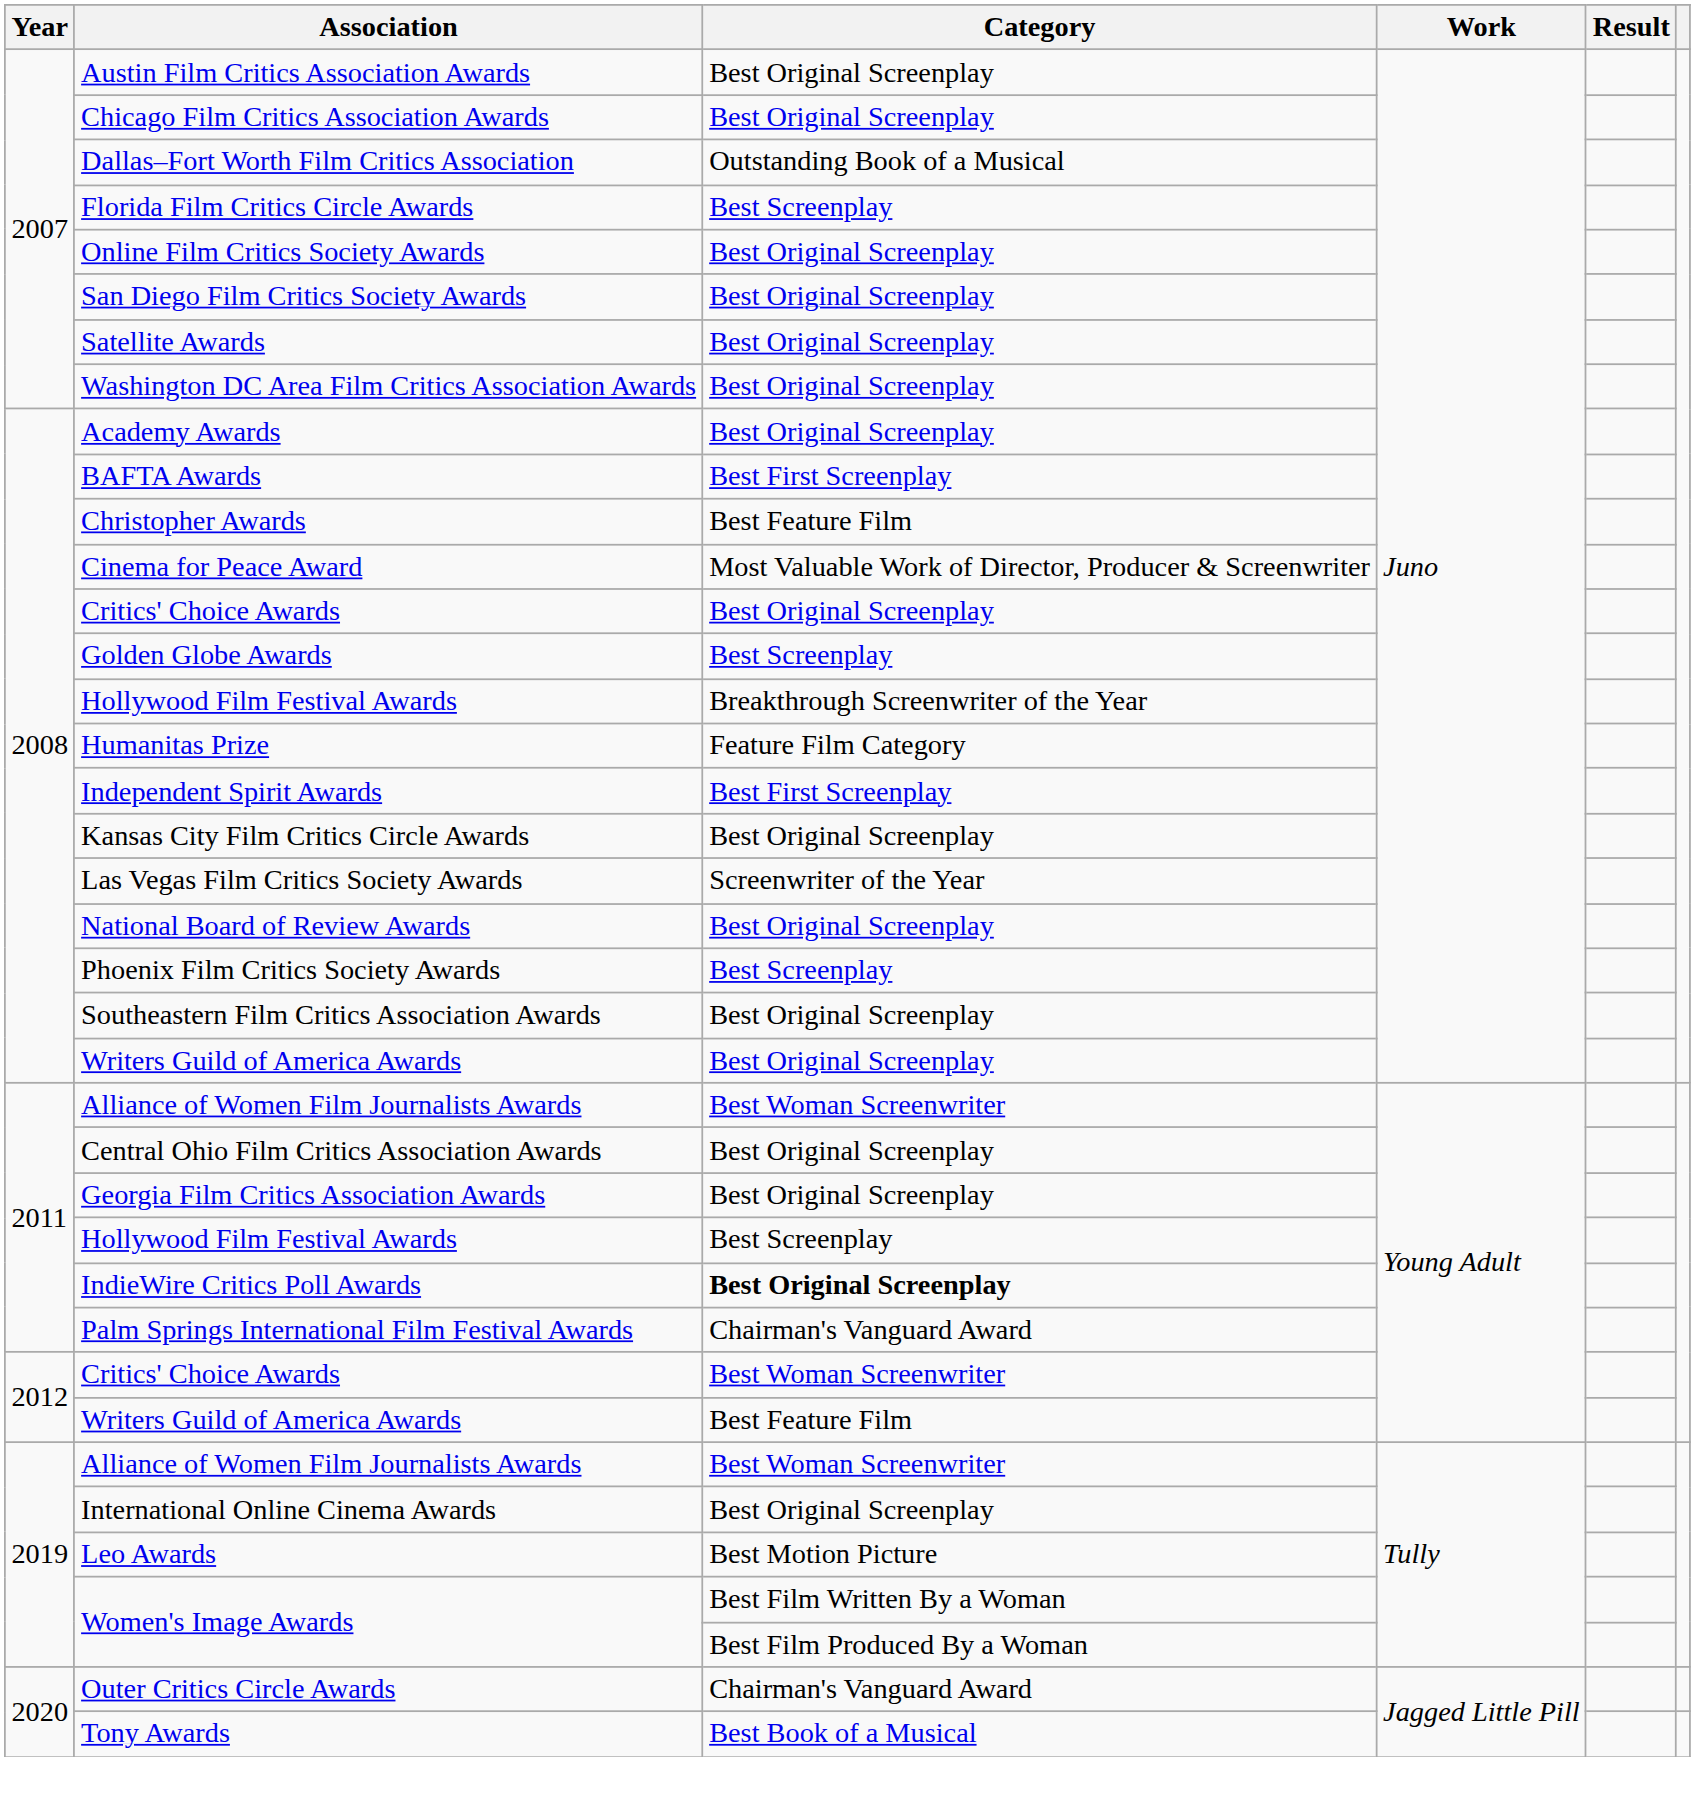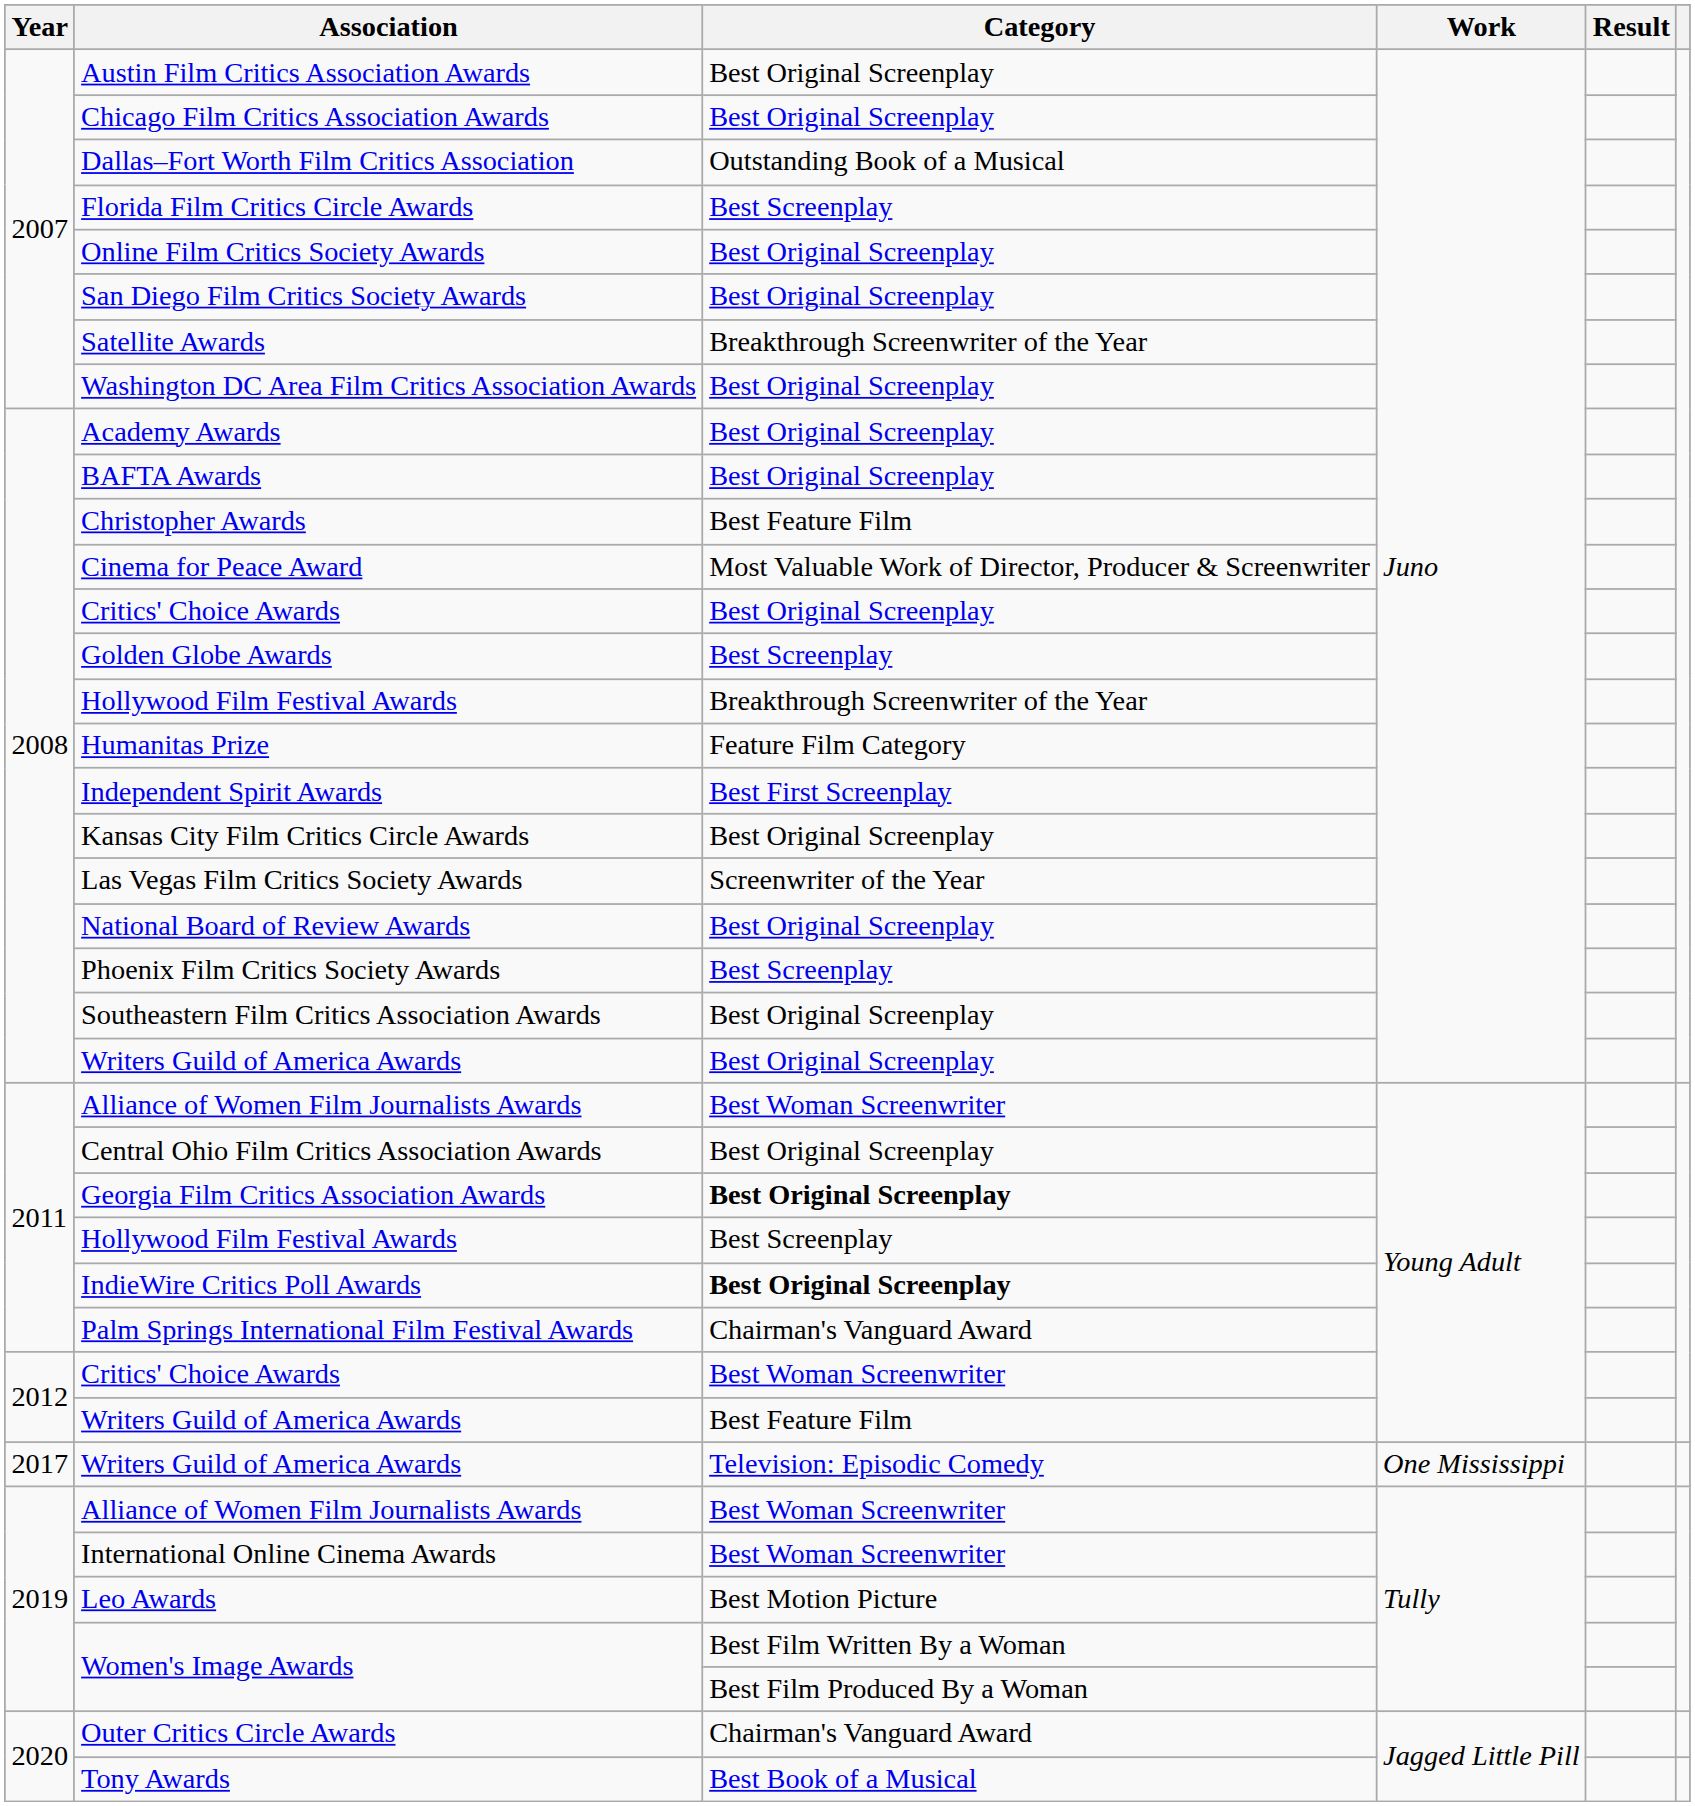(851, 341) Best Original Screenplay -> (928, 341) Breakthrough Screenwriter of the Year
(830, 476) Best First Screenplay -> (851, 476) Best Original Screenplay
(851, 1194) normal -> (860, 1194) bold
+ row: (40, 1464)
(851, 1509) Best Original Screenplay -> (857, 1554) Best Woman Screenwriter
